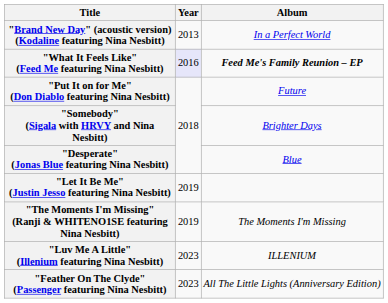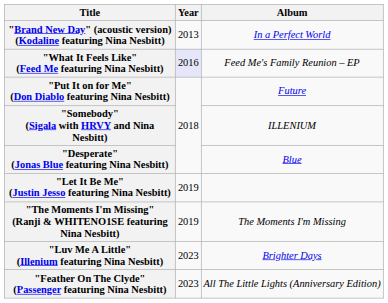(292, 63) bold -> (292, 63) normal
(292, 125) Brighter Days -> (292, 125) ILLENIUM
(292, 255) ILLENIUM -> (292, 255) Brighter Days
